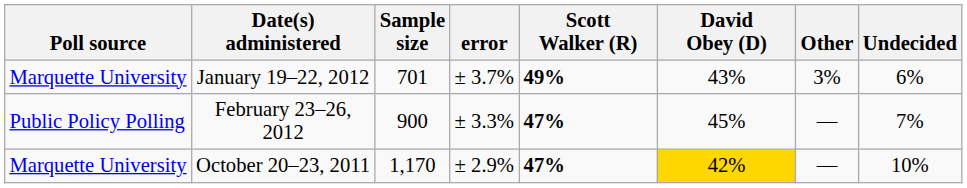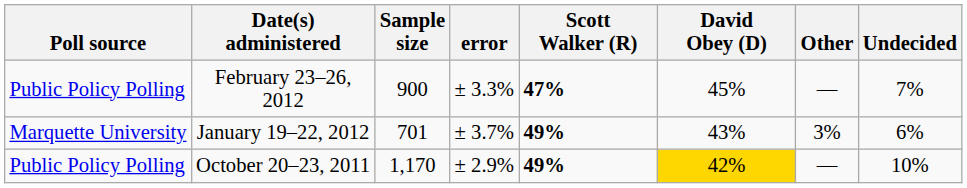rows swapped: (283, 121) <-> (283, 76)
(98, 165) Marquette University -> (97, 165) Public Policy Polling
(544, 165) 47% -> (544, 165) 49%
